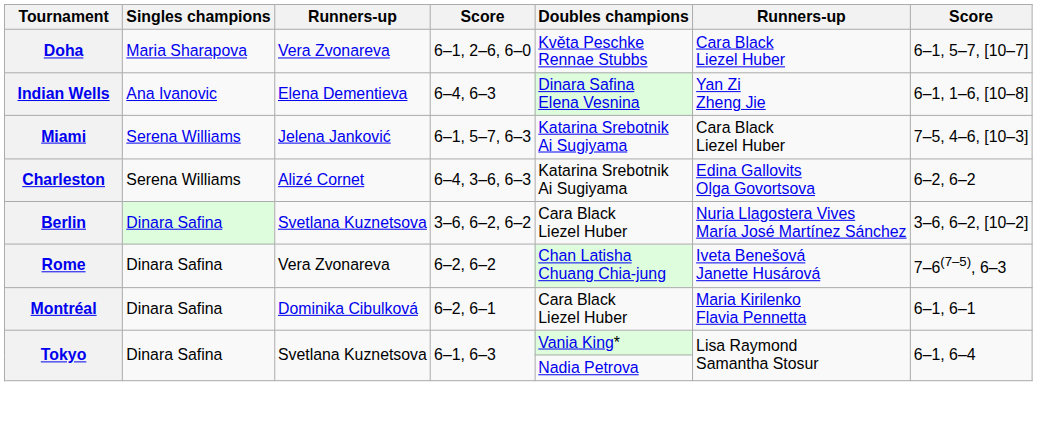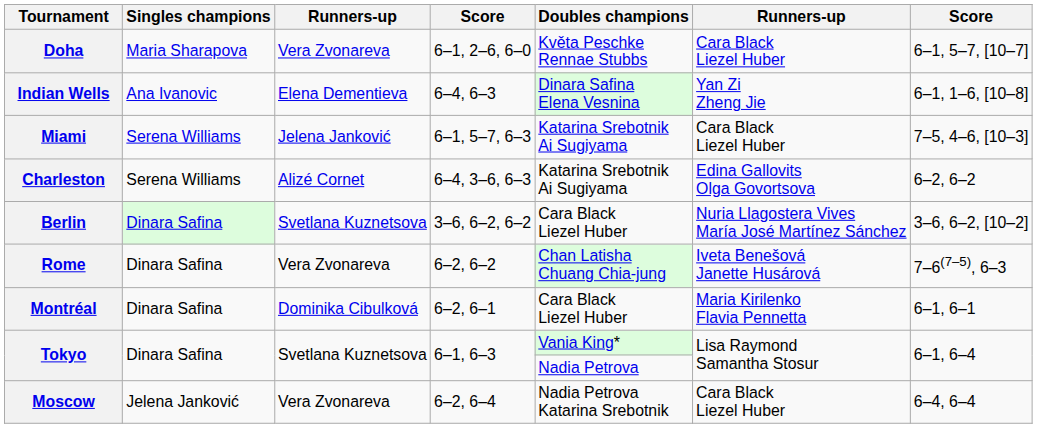+ row: (64, 401)
